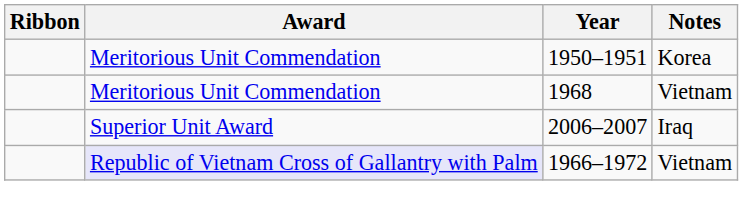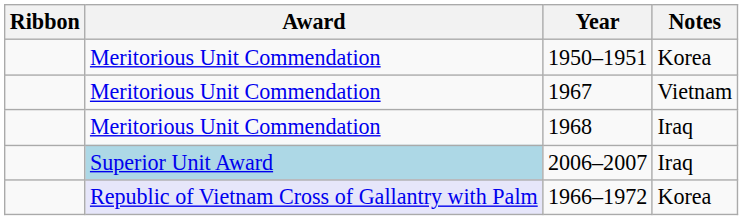+ row: (570, 92)
(695, 92) Vietnam -> (675, 127) Iraq
(182, 127) no background -> (182, 162) lightblue background
(695, 162) Vietnam -> (684, 197) Korea
